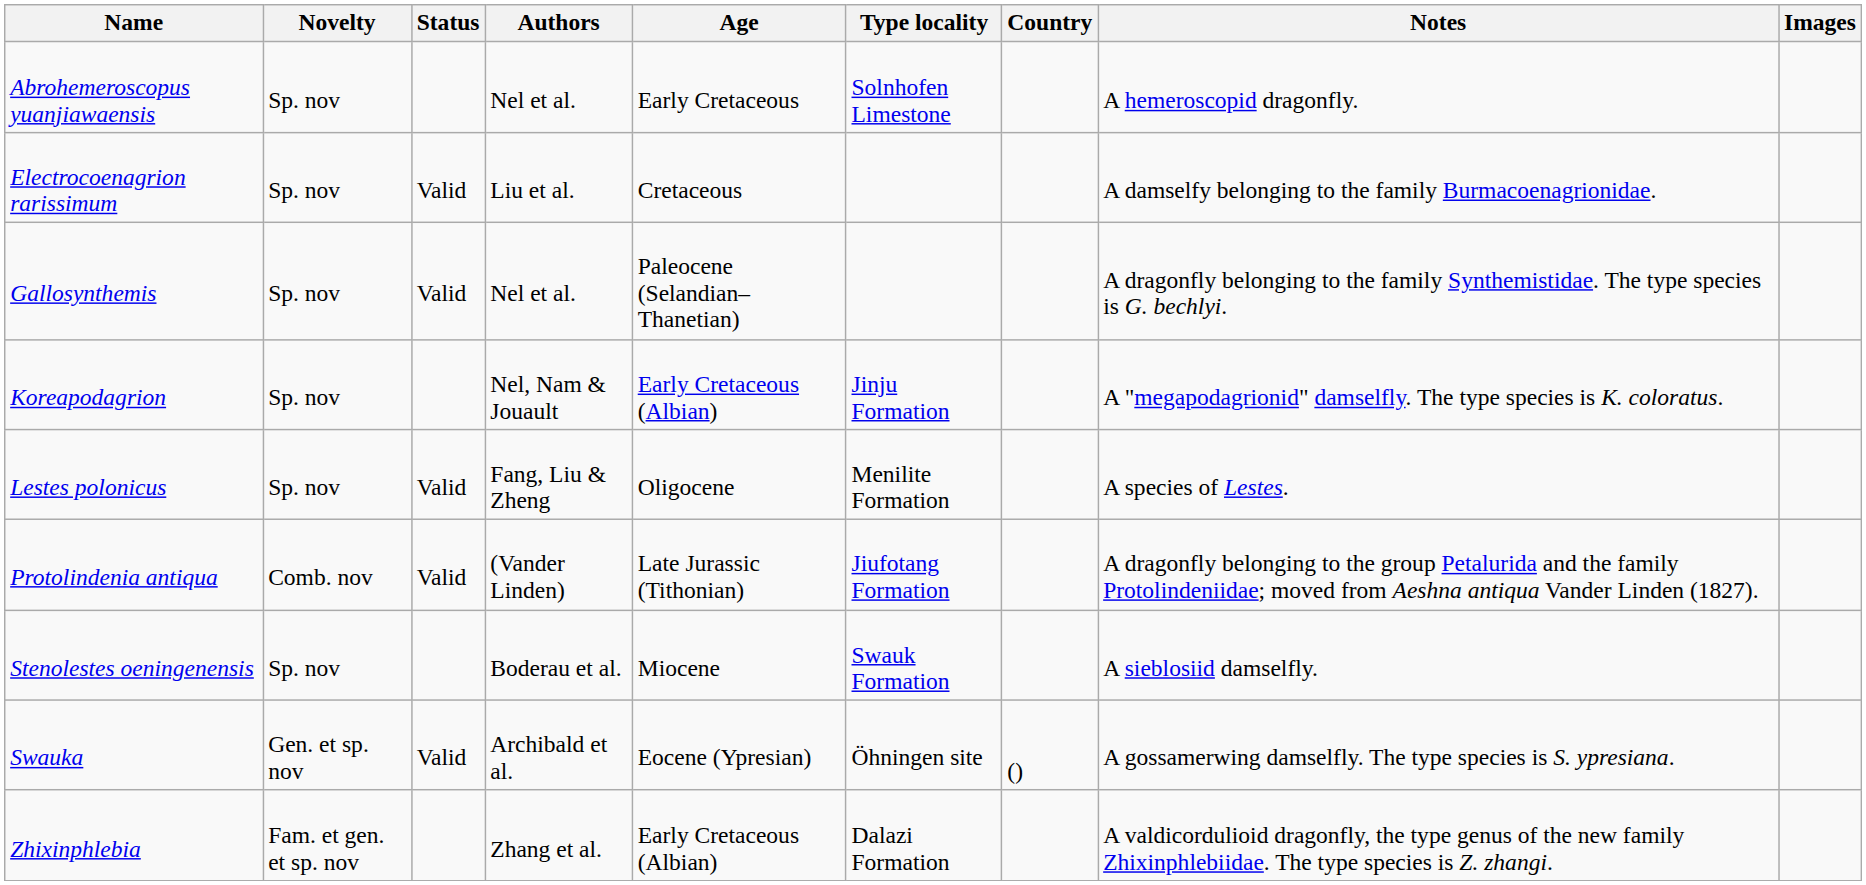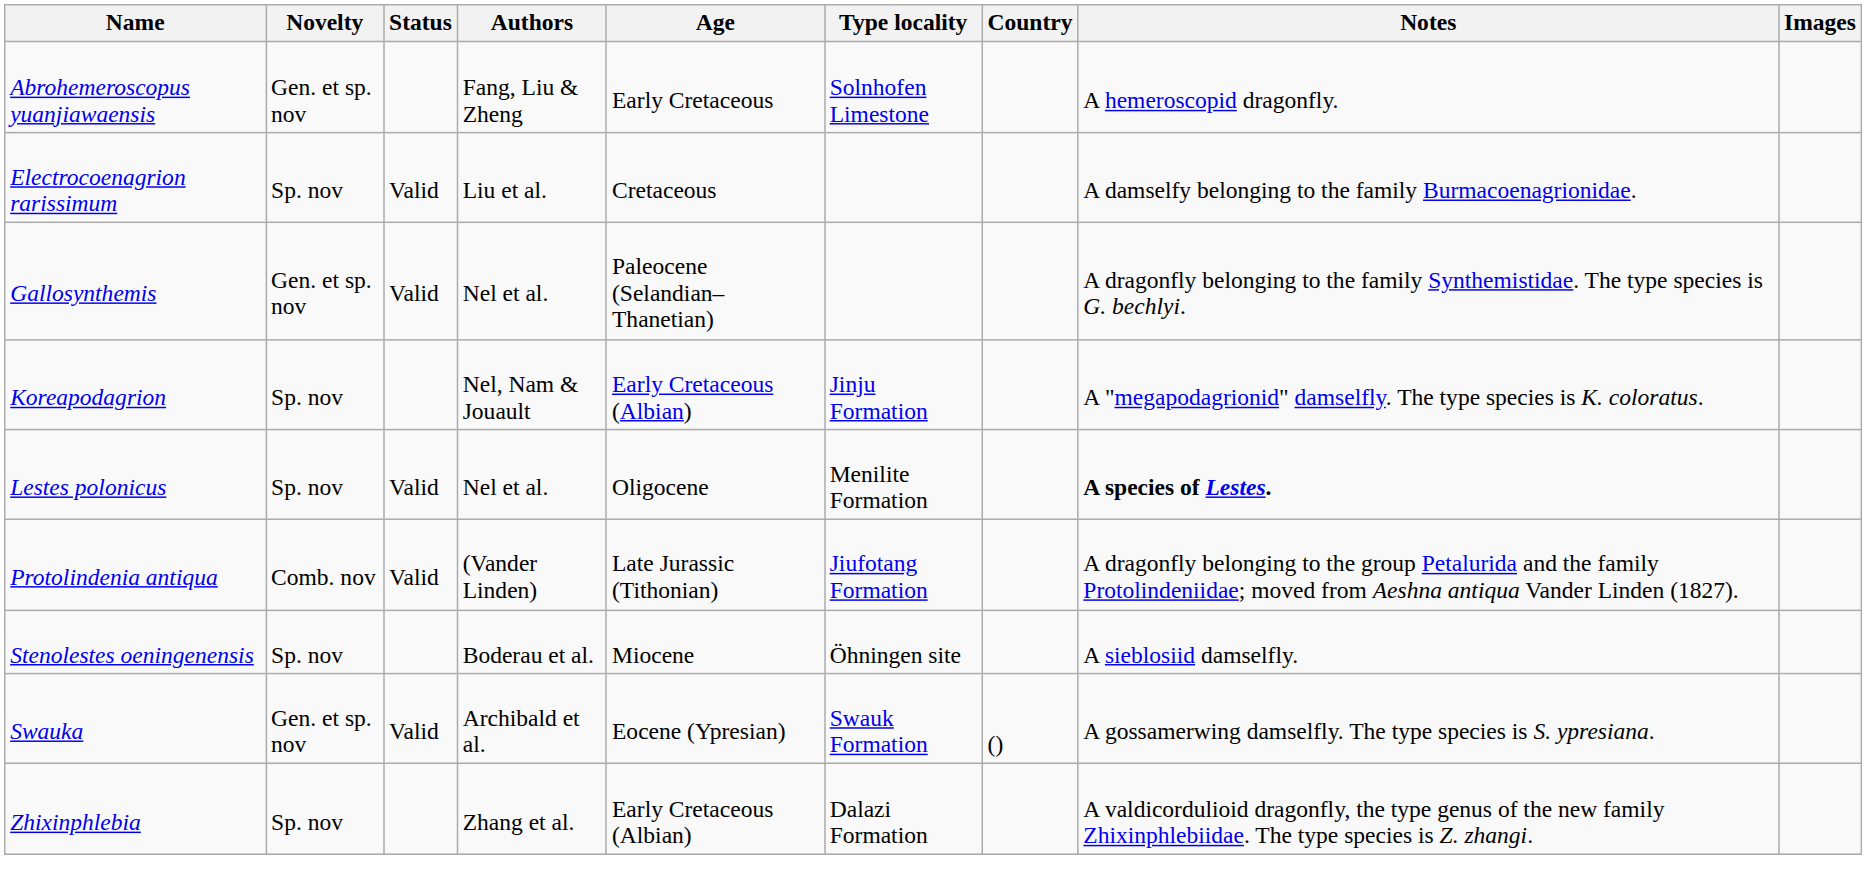(304, 100) Sp. nov -> (321, 100) Gen. et sp. nov
(533, 100) Nel et al. -> (521, 100) Fang, Liu & Zheng
(304, 293) Sp. nov -> (321, 293) Gen. et sp. nov
(548, 487) Fang, Liu & Zheng -> (505, 487) Nel et al.
(1196, 487) normal -> (1177, 487) bold
(901, 667) Swauk Formation -> (895, 654) Öhningen site
(917, 758) Öhningen site -> (879, 731) Swauk Formation
(326, 848) Fam. et gen. et sp. nov -> (307, 821) Sp. nov
